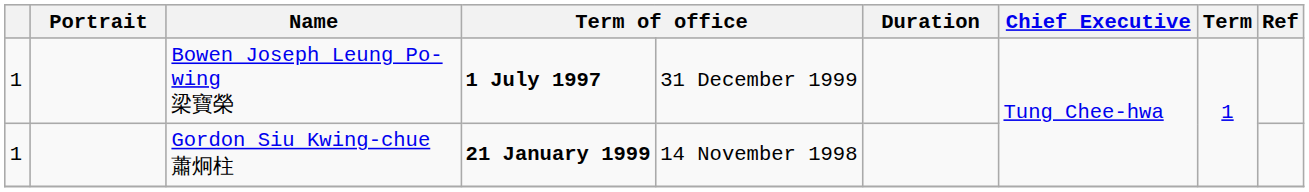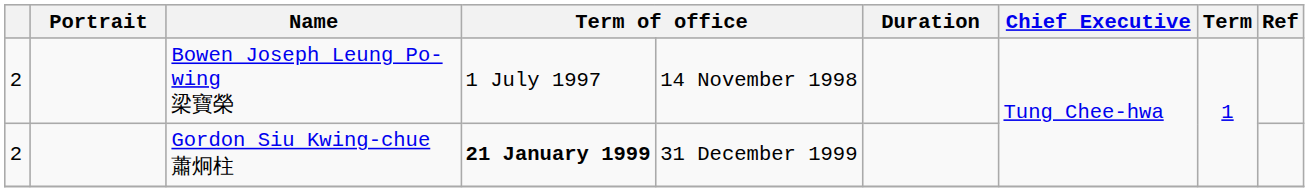(16, 81) 1 -> (16, 81) 2
(533, 81) bold -> (533, 81) normal
(759, 81) 31 December 1999 -> (759, 81) 14 November 1998
(16, 155) 1 -> (16, 155) 2
(759, 155) 14 November 1998 -> (759, 155) 31 December 1999
